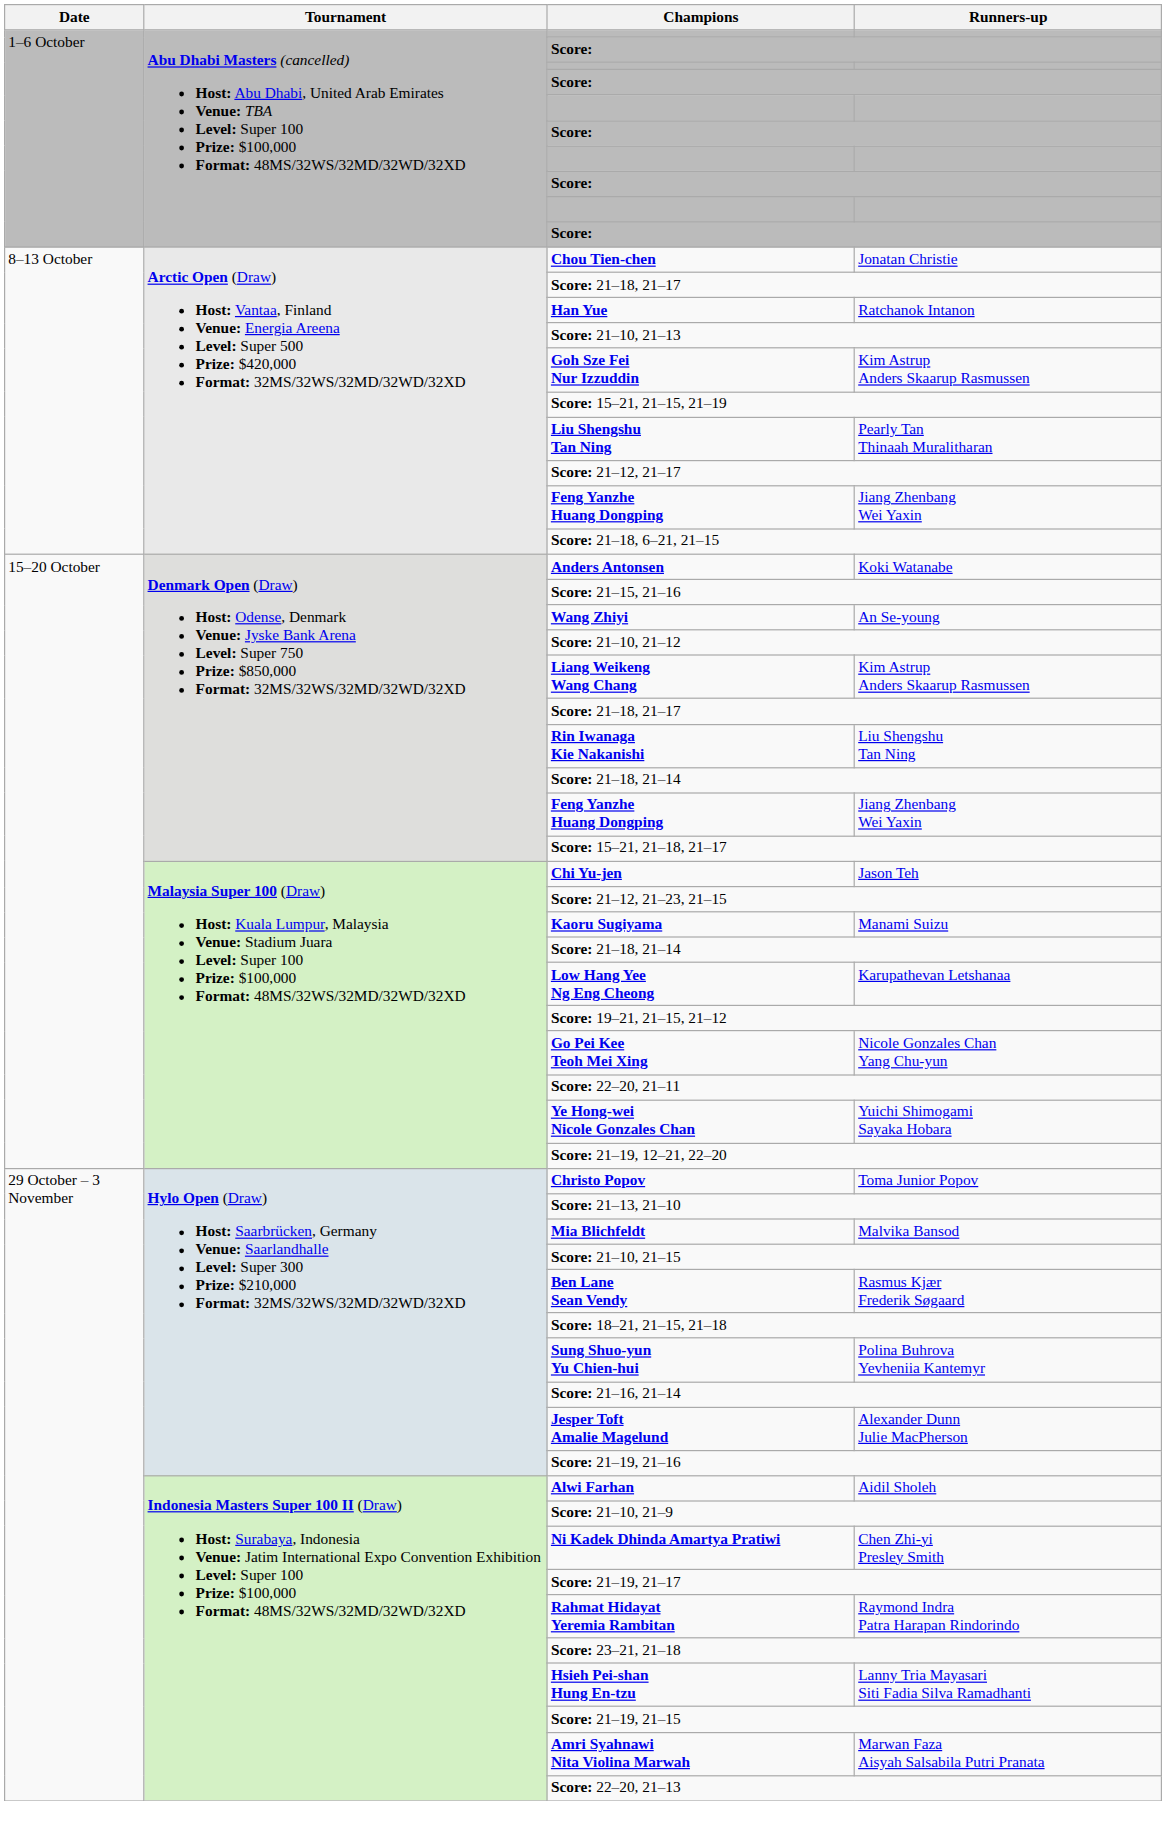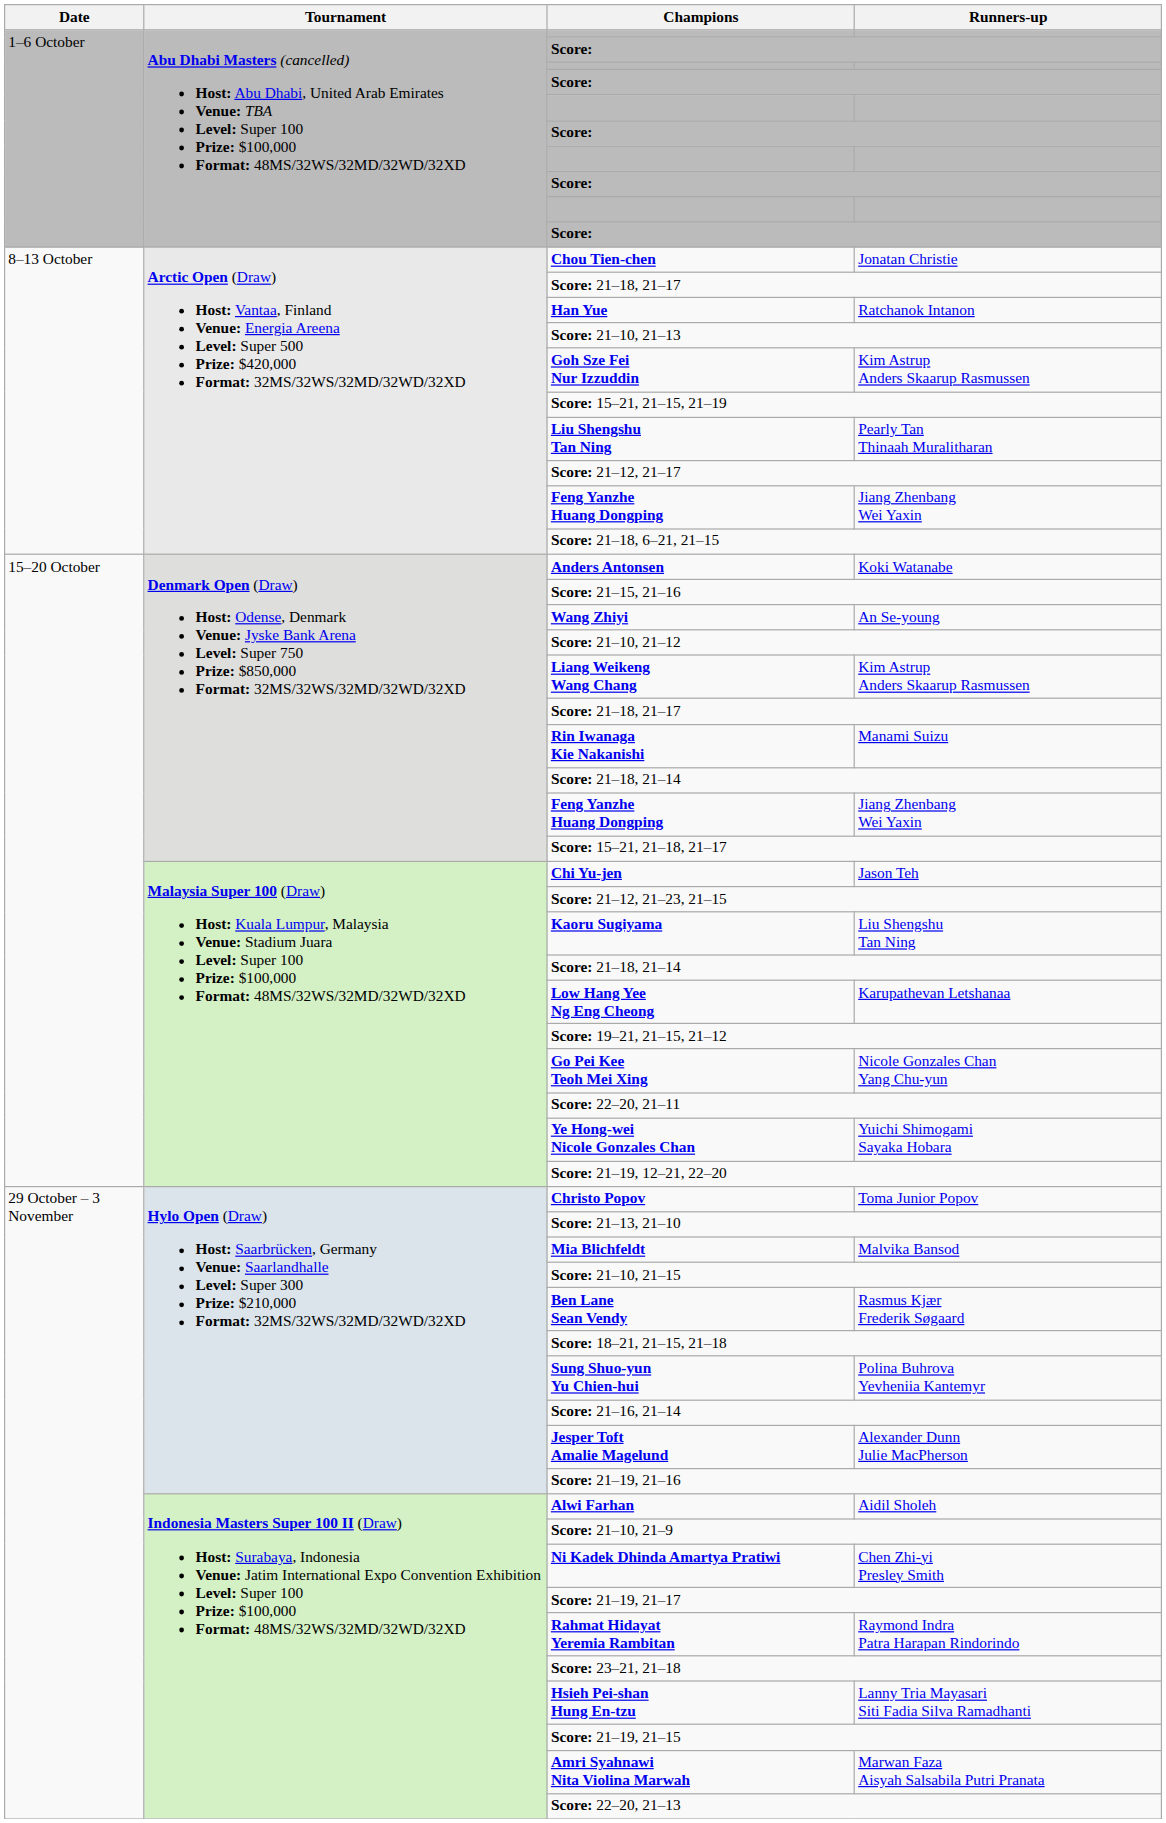(901, 745) Liu Shengshu Tan Ning -> (903, 736) Manami Suizu
(903, 924) Manami Suizu -> (901, 933) Liu Shengshu Tan Ning
